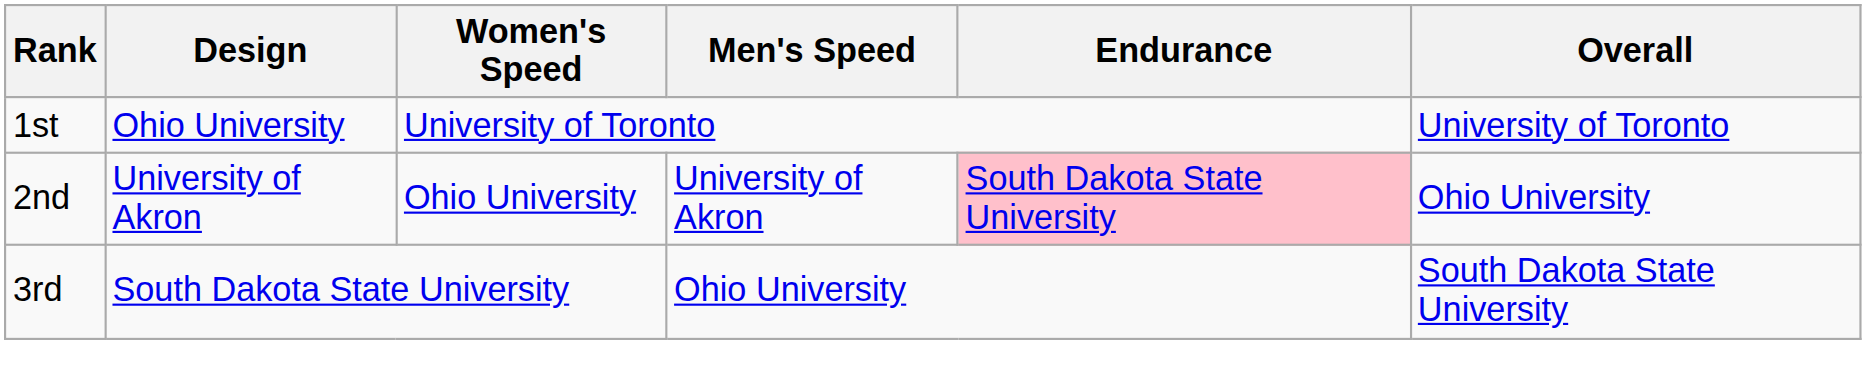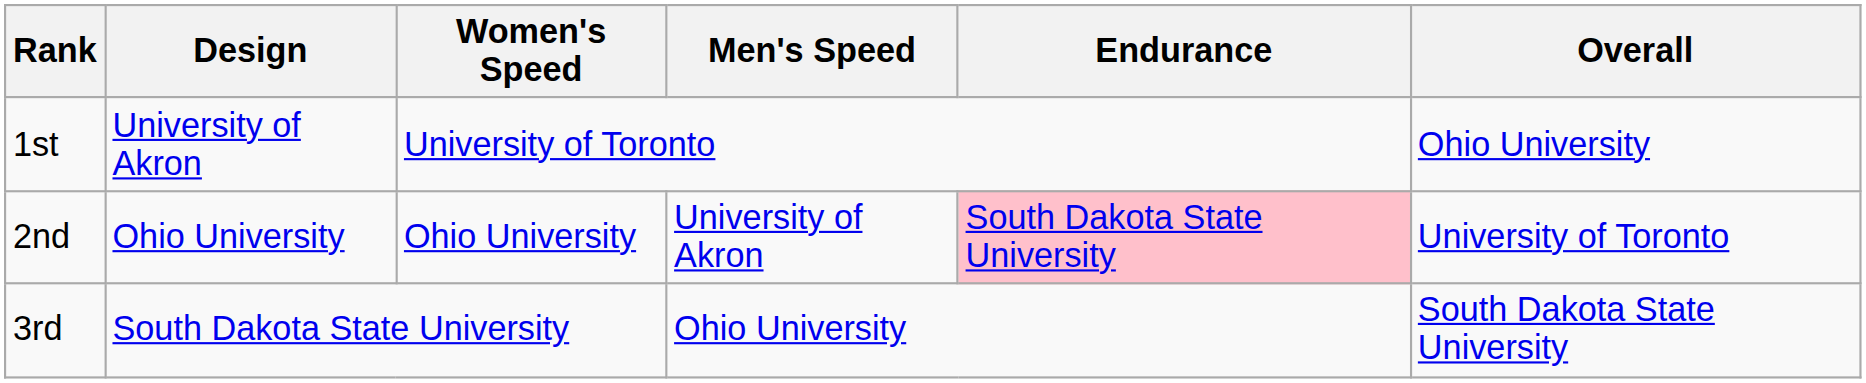(229, 124) Ohio University -> (207, 143) University of Akron
(1574, 124) University of Toronto -> (1534, 143) Ohio University
(207, 198) University of Akron -> (229, 236) Ohio University
(1534, 198) Ohio University -> (1574, 236) University of Toronto
